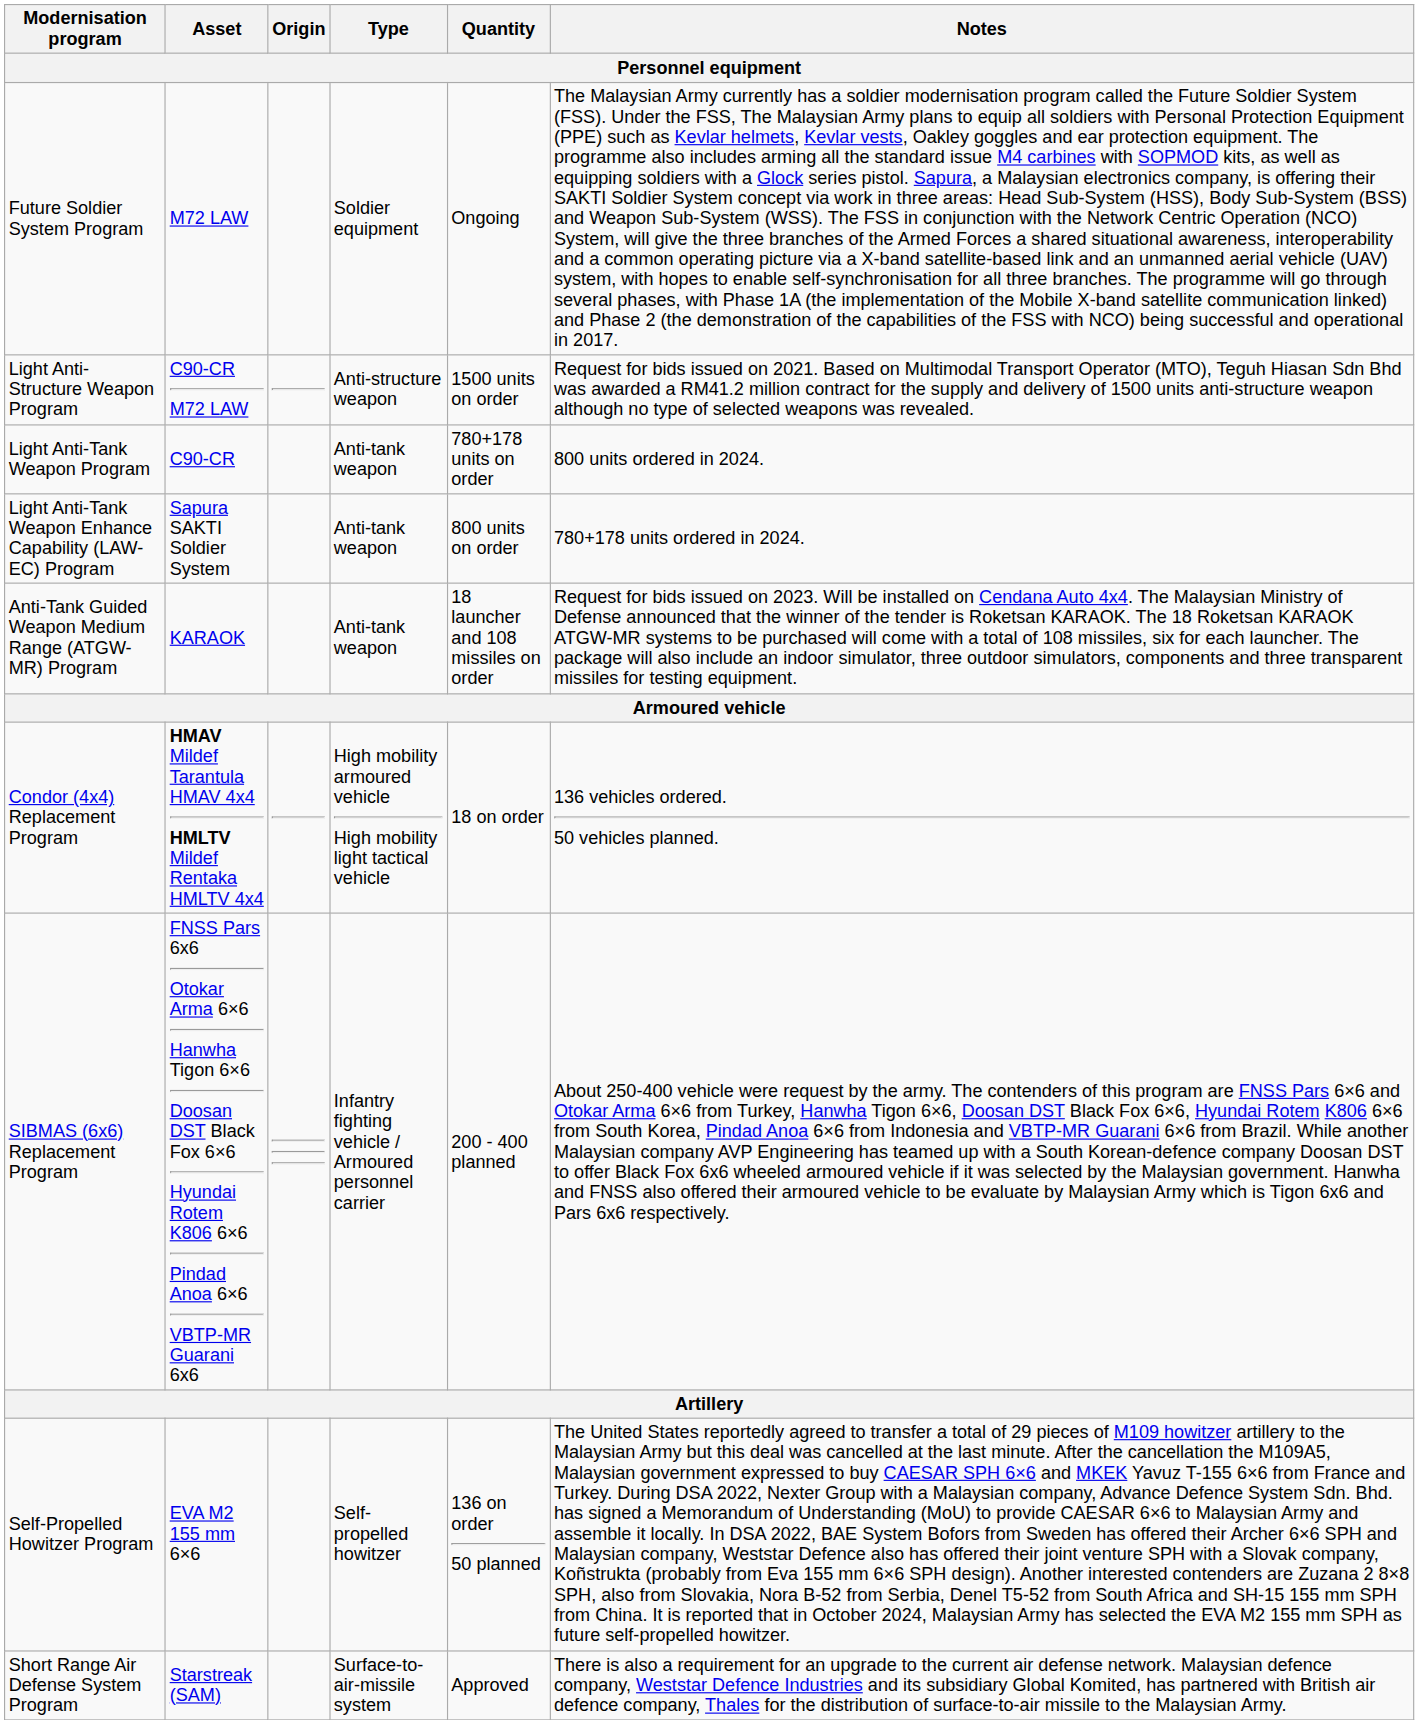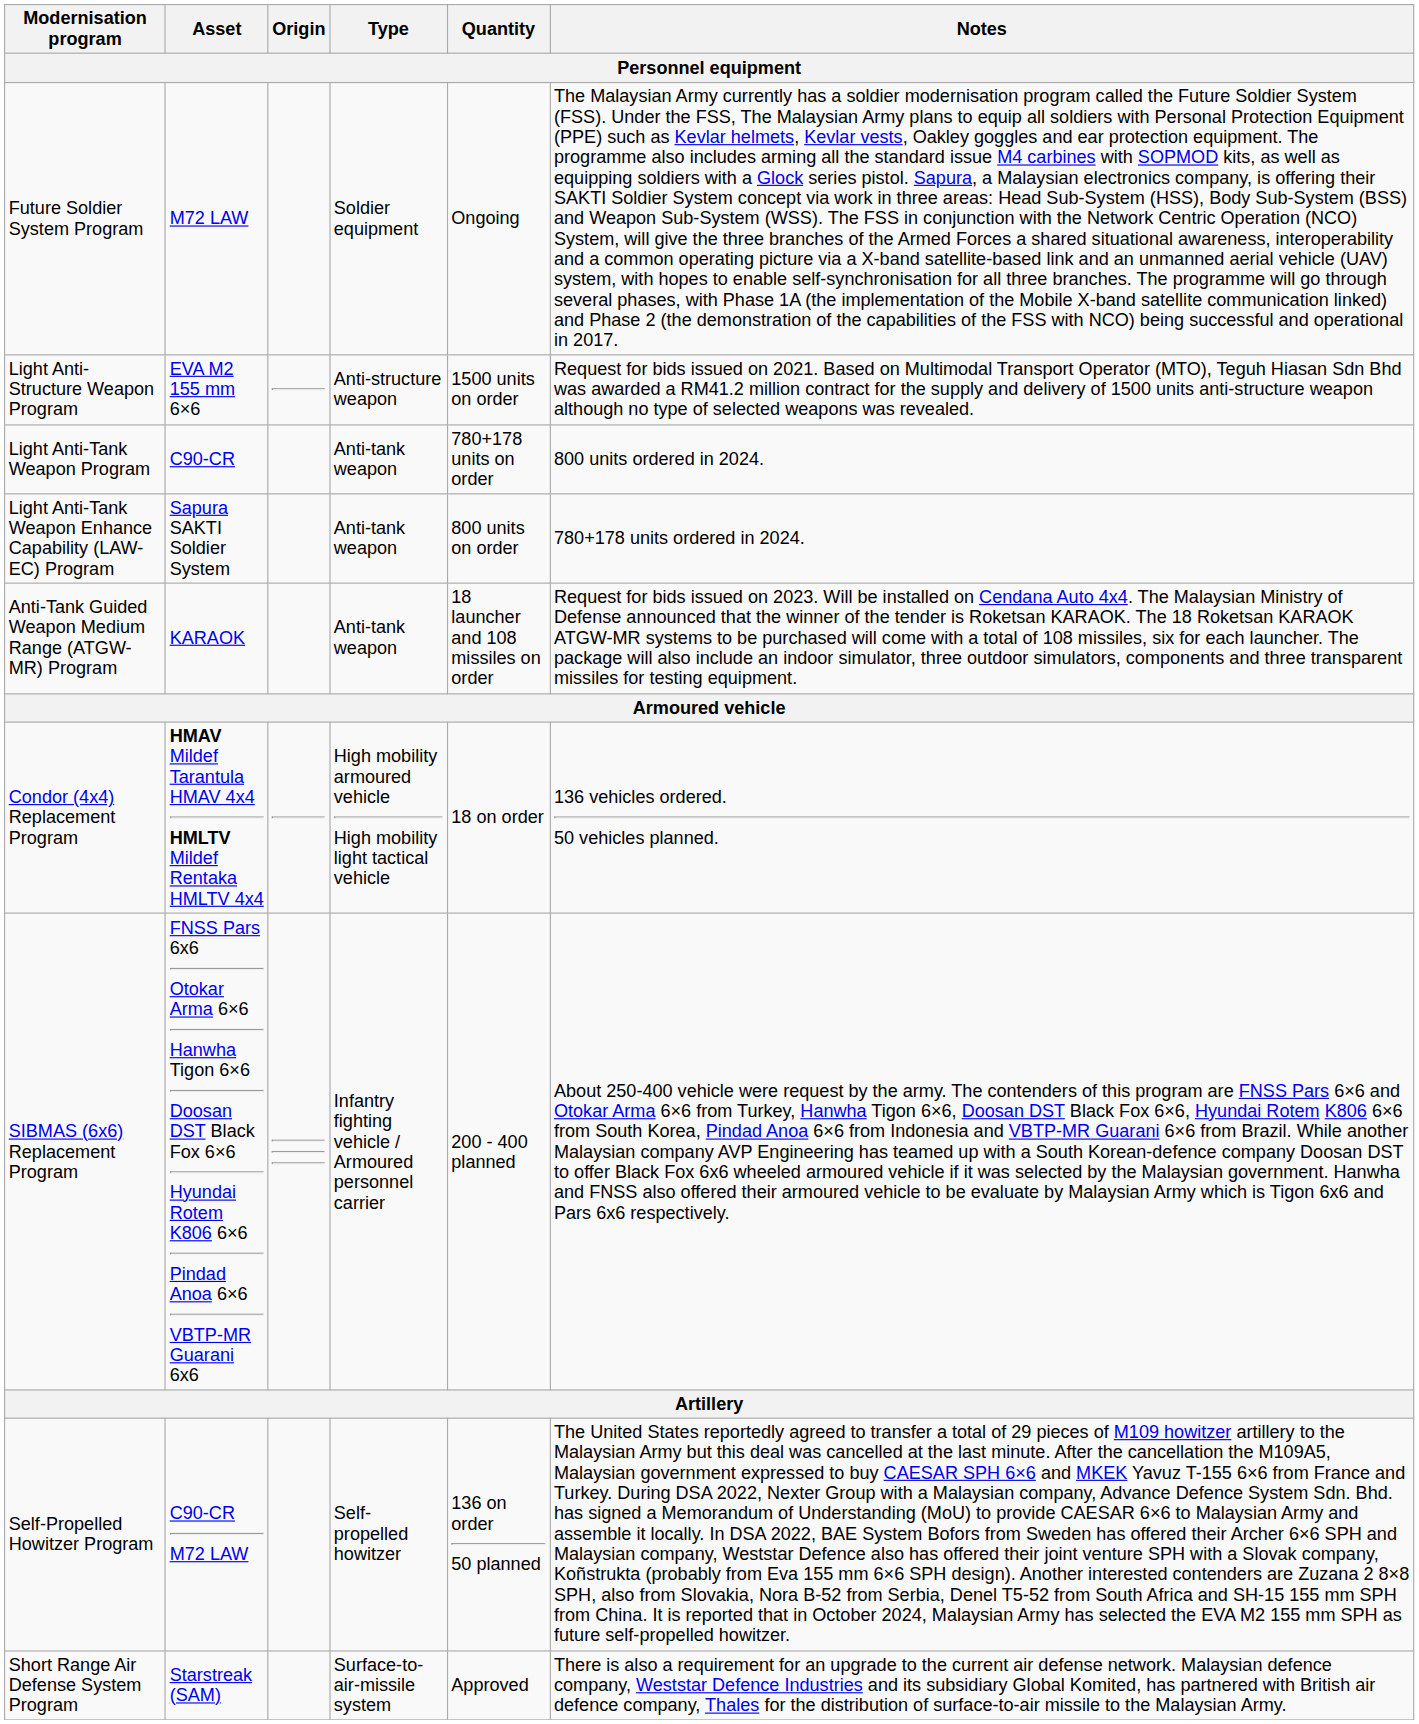(217, 389) C90-CR M72 LAW -> (202, 389) EVA M2 155 mm 6×6
(202, 1534) EVA M2 155 mm 6×6 -> (217, 1534) C90-CR M72 LAW
